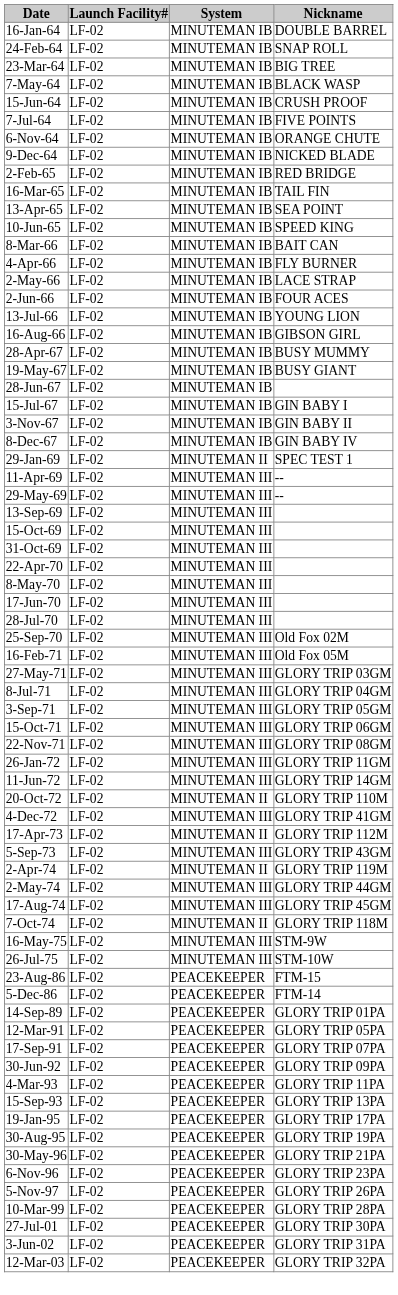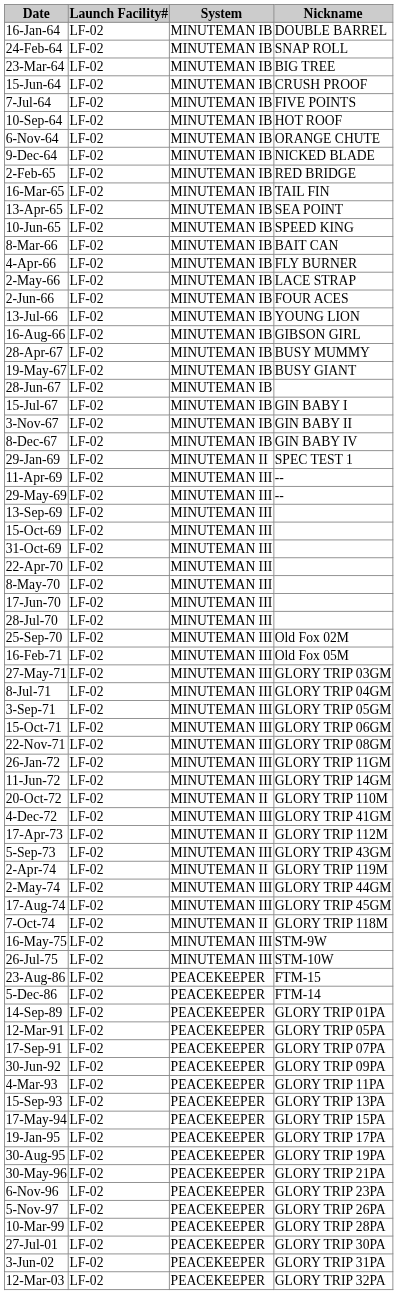- row: (33, 84)
+ row: (34, 120)
+ row: (36, 1120)
